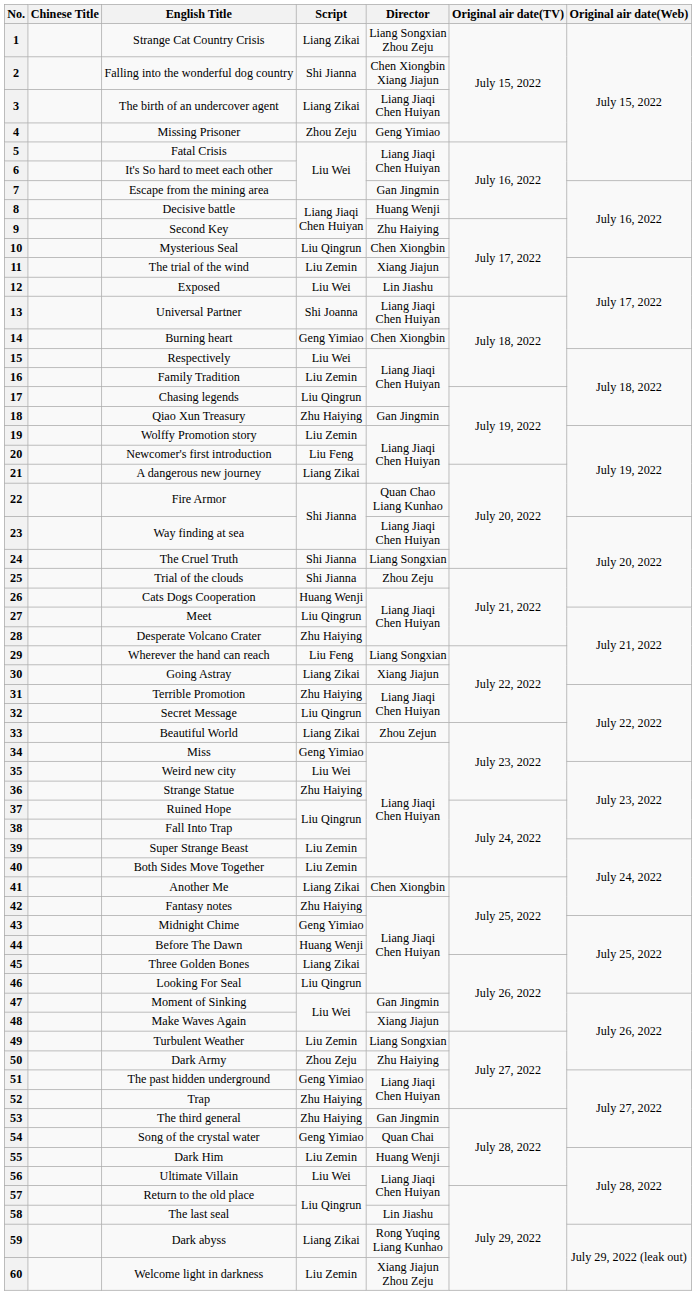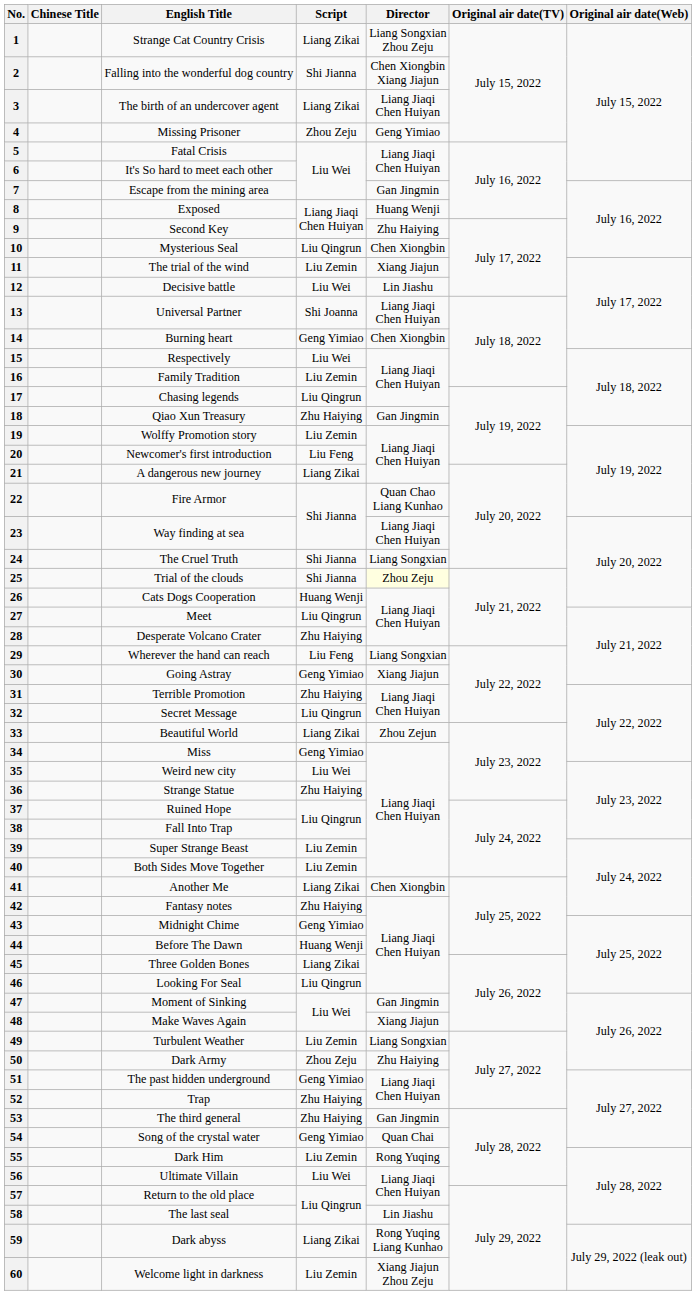(199, 209) Decisive battle -> (199, 209) Exposed
(199, 286) Exposed -> (199, 286) Decisive battle
(408, 578) no background -> (408, 578) lightyellow background
(331, 674) Liang Zikai -> (331, 674) Geng Yimiao
(408, 1156) Huang Wenji -> (408, 1156) Rong Yuqing
